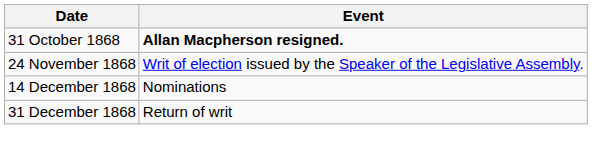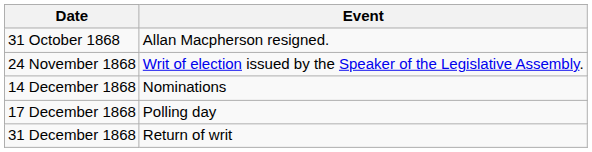(243, 40) bold -> (236, 40) normal
+ row: (72, 111)
